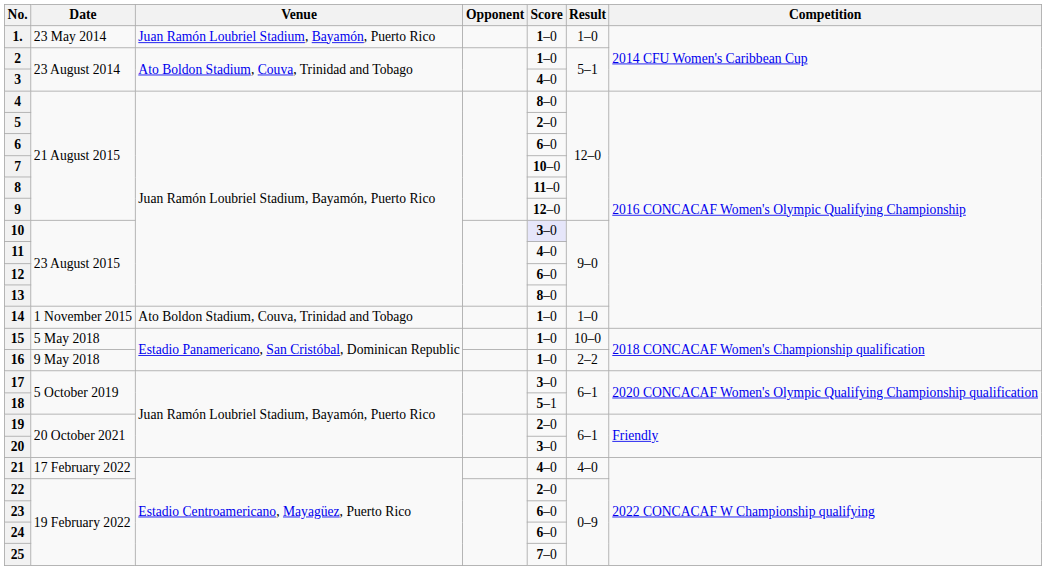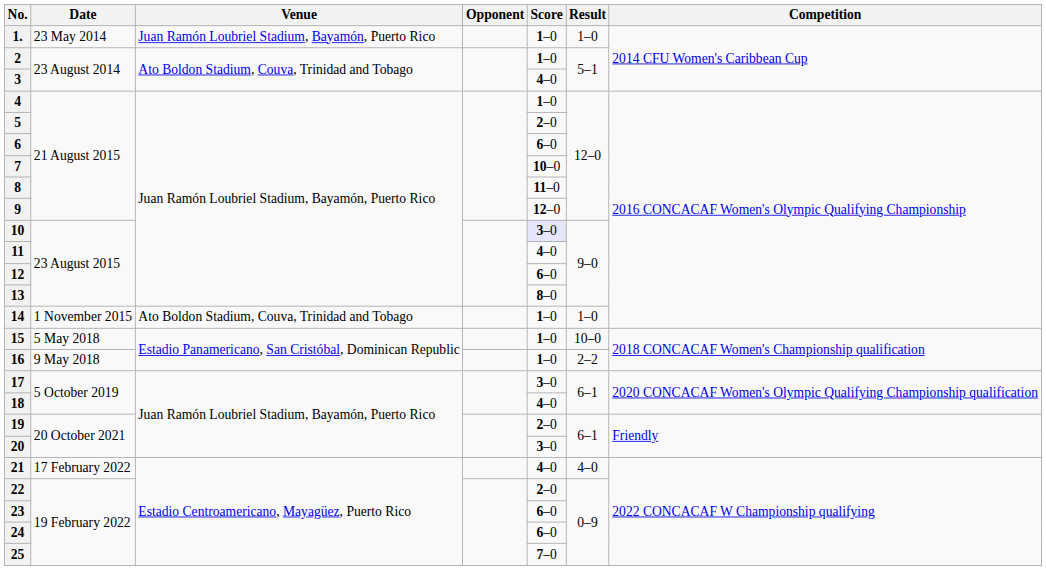(547, 101) 8–0 -> (547, 101) 1–0
(547, 403) 5–1 -> (547, 403) 4–0
